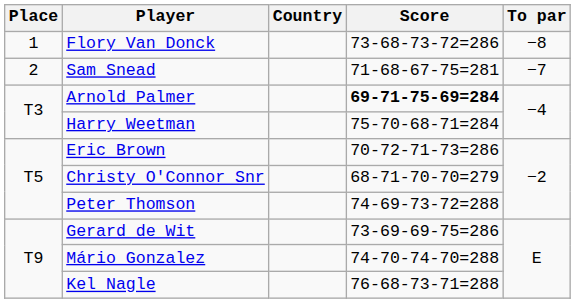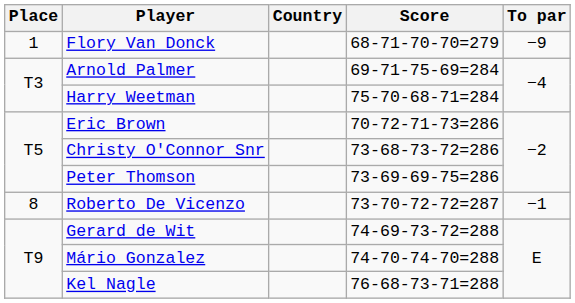(425, 45) 73-68-73-72=286 -> (425, 45) 68-71-70-70=279
(537, 45) −8 -> (537, 45) −9
- row: (111, 72)
(425, 99) bold -> (425, 72) normal
(425, 179) 68-71-70-70=279 -> (425, 152) 73-68-73-72=286
(425, 205) 74-69-73-72=288 -> (425, 179) 73-69-69-75=286
+ row: (156, 205)
(425, 232) 73-69-69-75=286 -> (425, 232) 74-69-73-72=288
